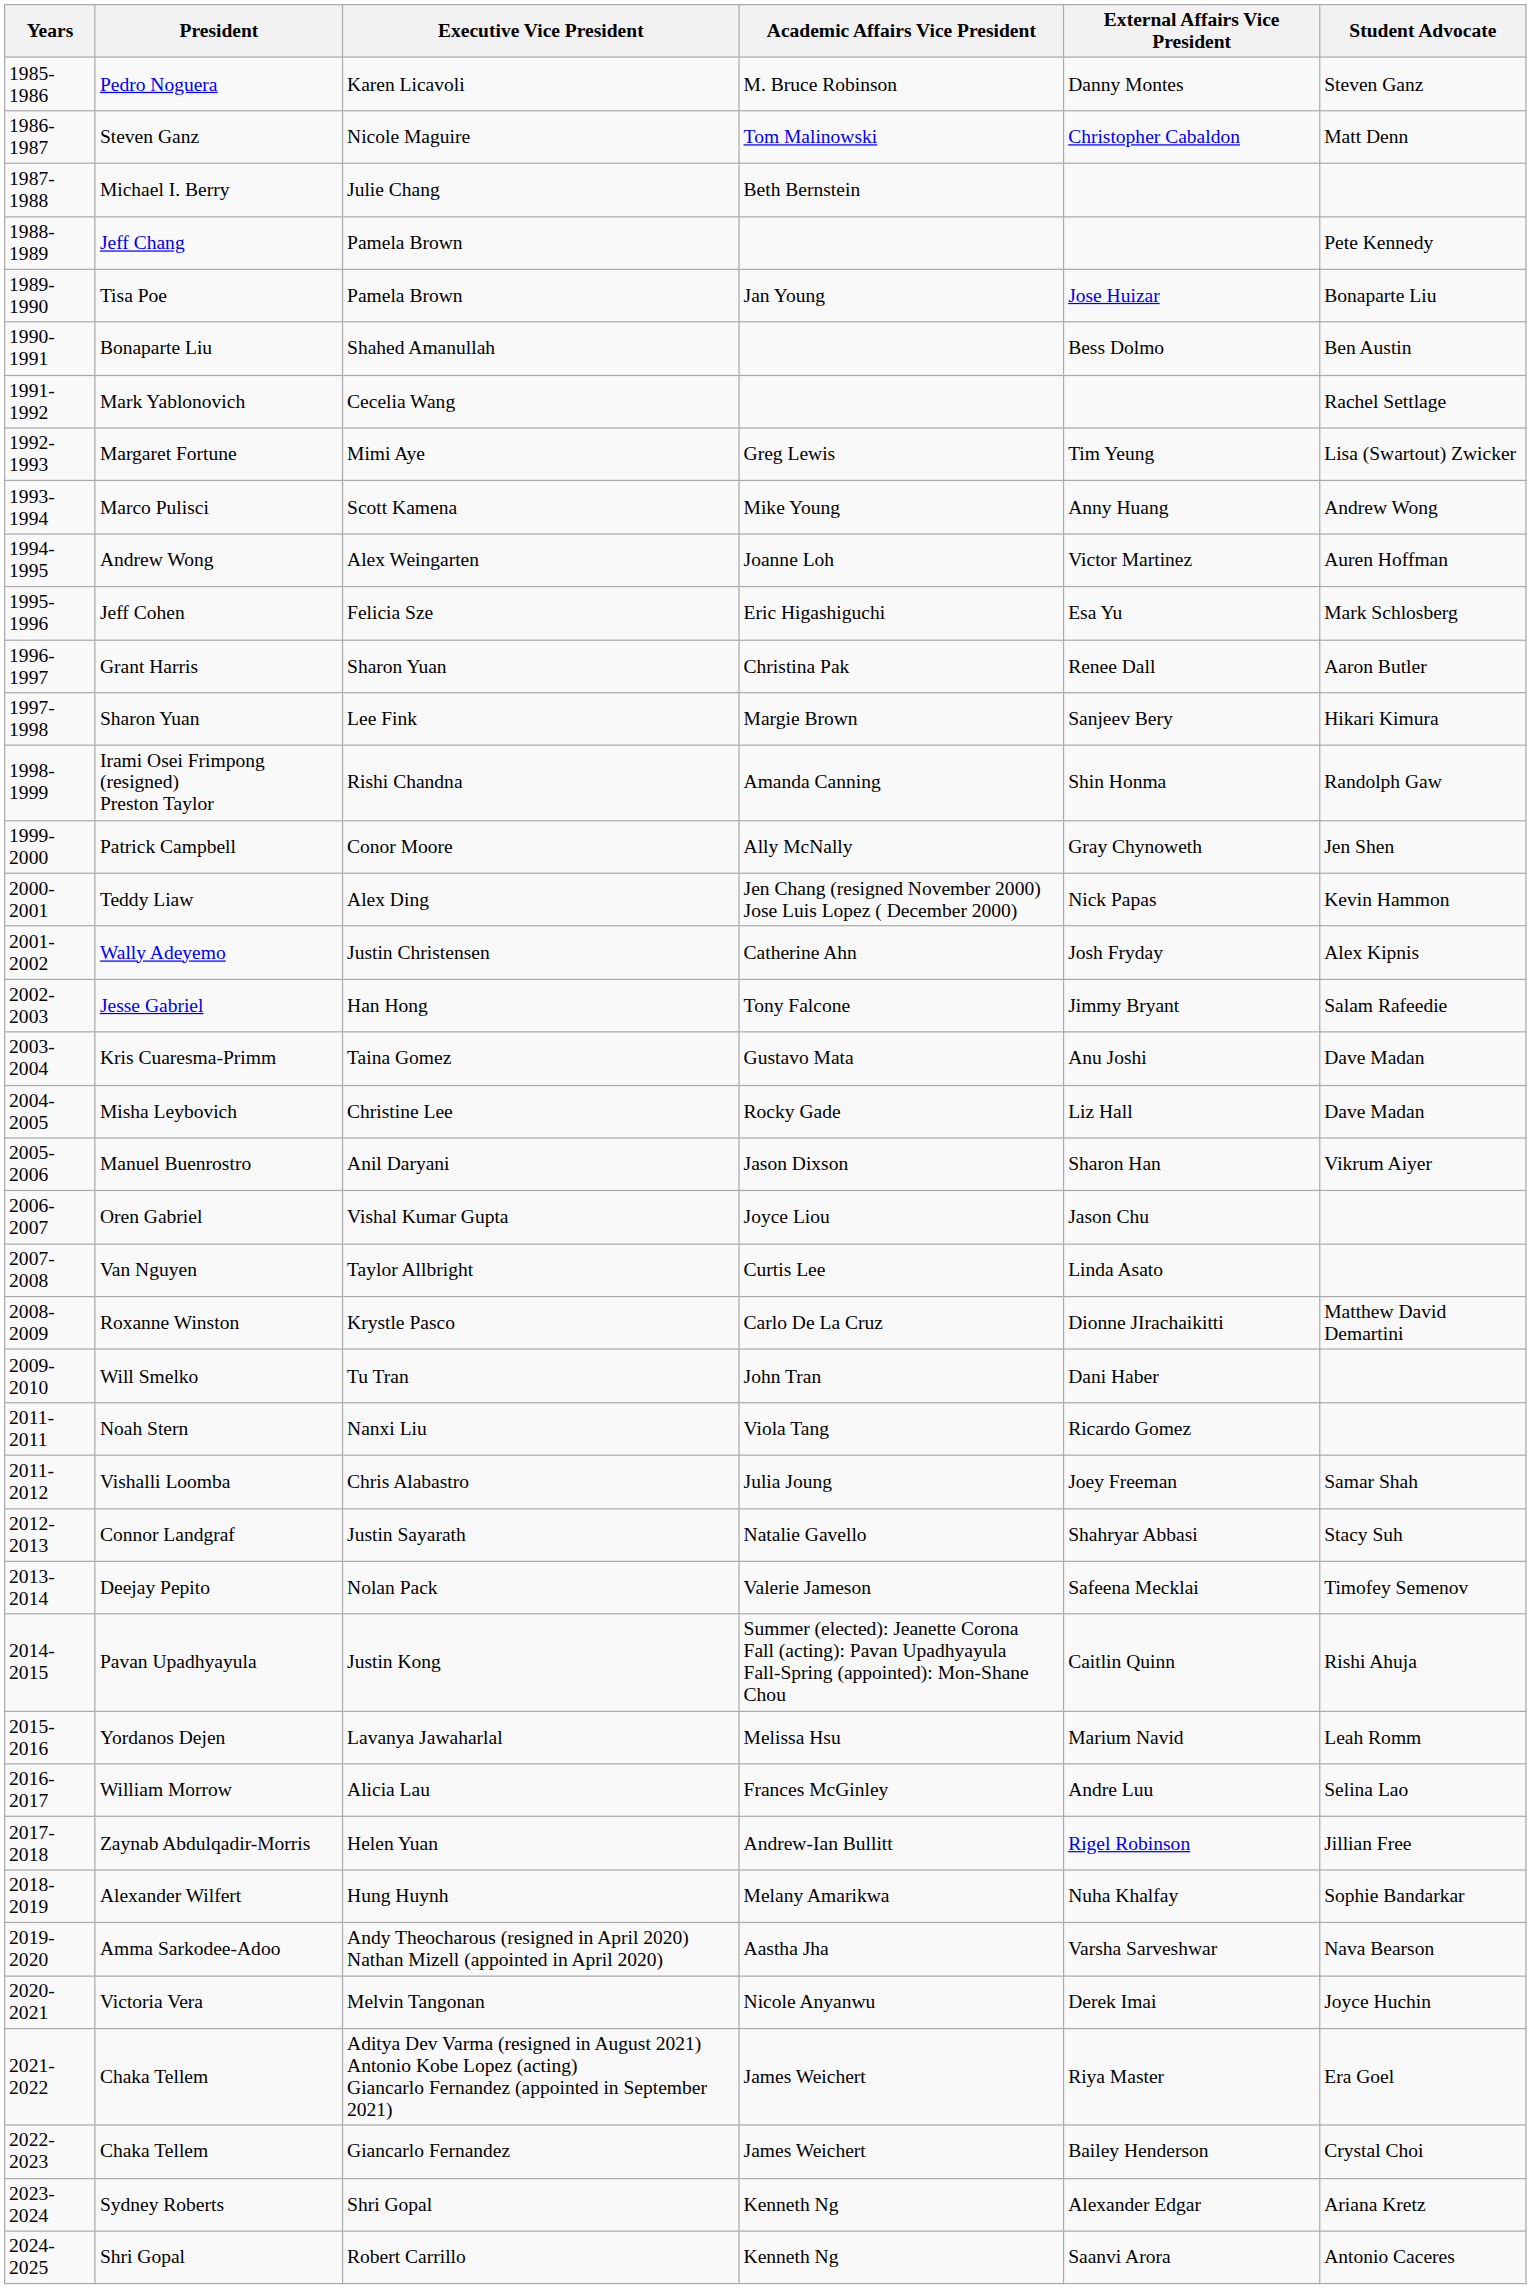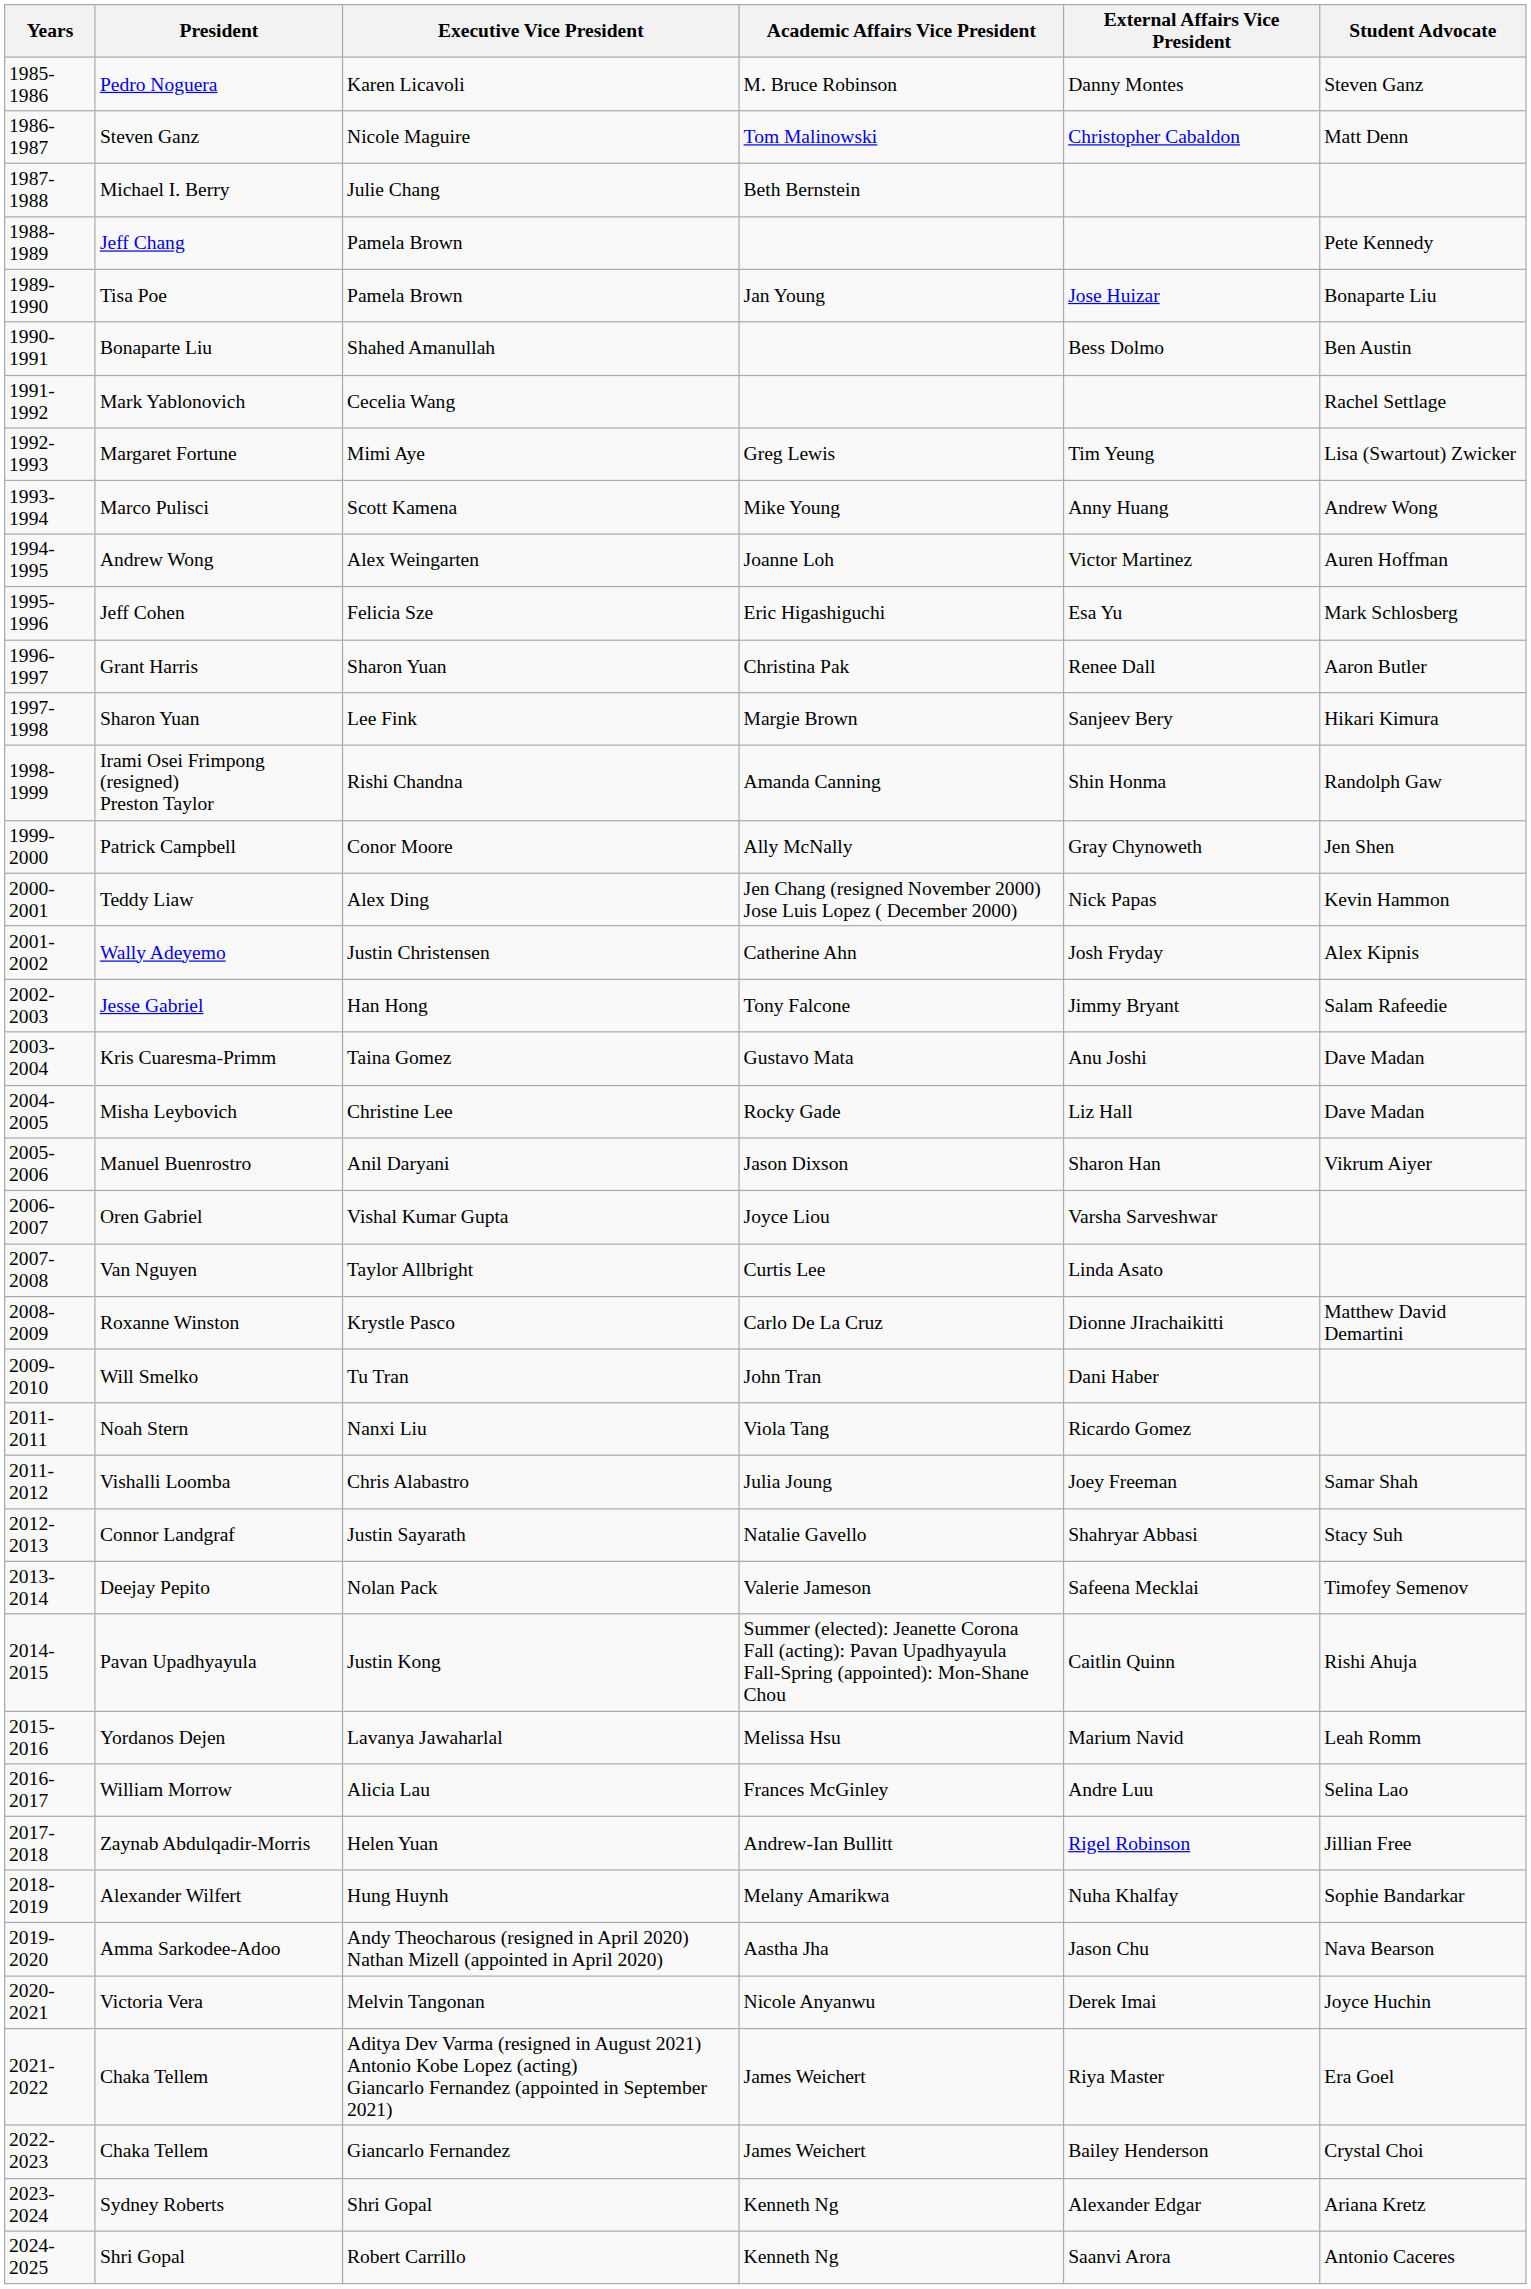(1109, 1217) Jason Chu -> (1143, 1217) Varsha Sarveshwar
(1143, 1948) Varsha Sarveshwar -> (1109, 1948) Jason Chu
